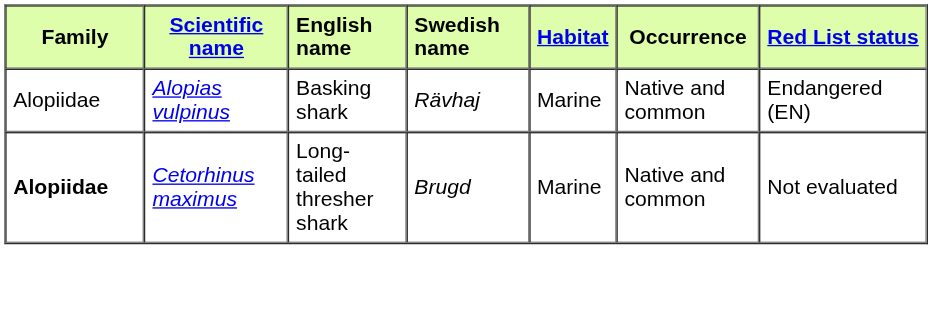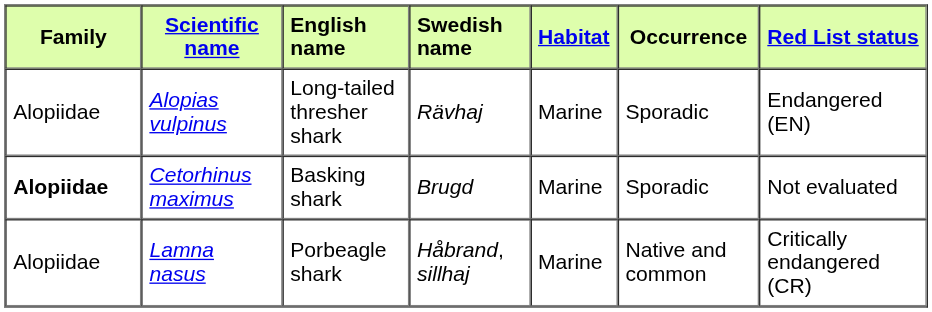(334, 100) Basking shark -> (343, 112) Long-tailed thresher shark
(675, 100) Native and common -> (667, 112) Sporadic
(335, 187) Long-tailed thresher shark -> (328, 187) Basking shark
(675, 187) Native and common -> (667, 187) Sporadic
+ row: (182, 262)
